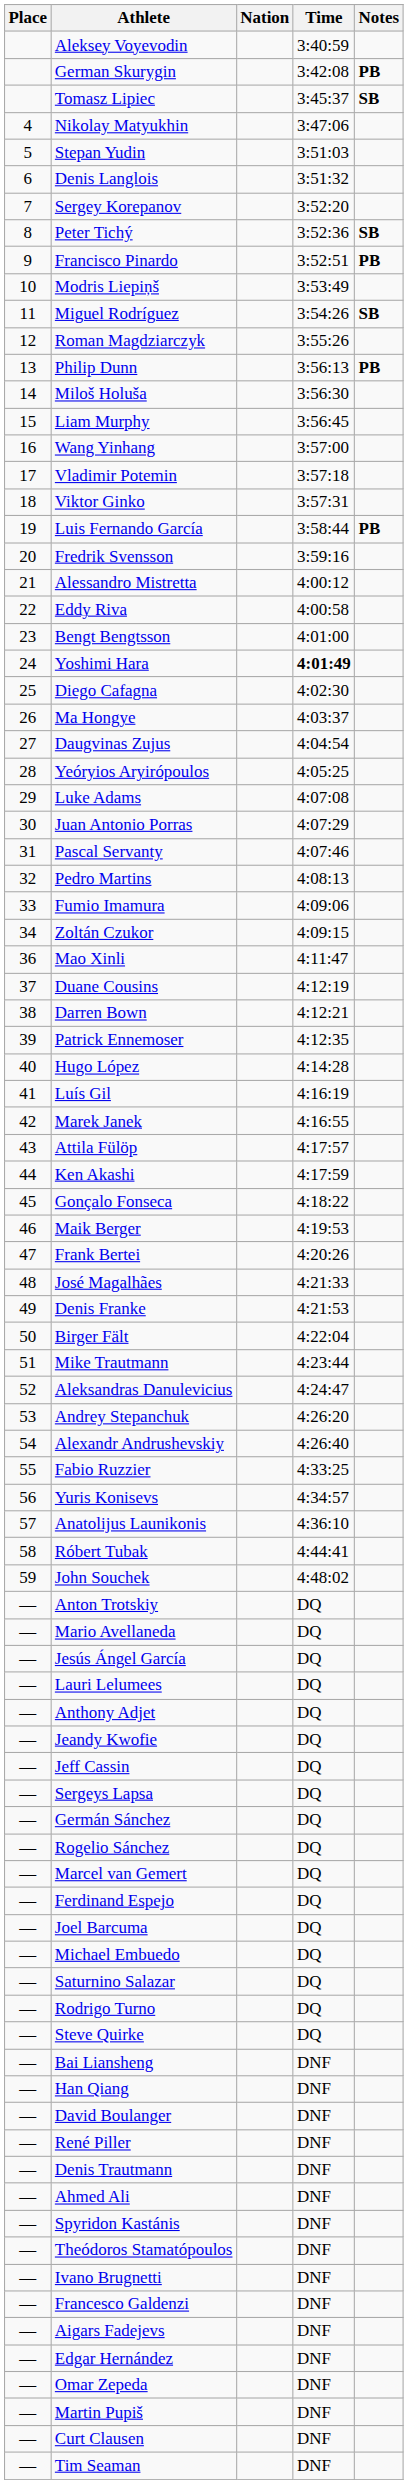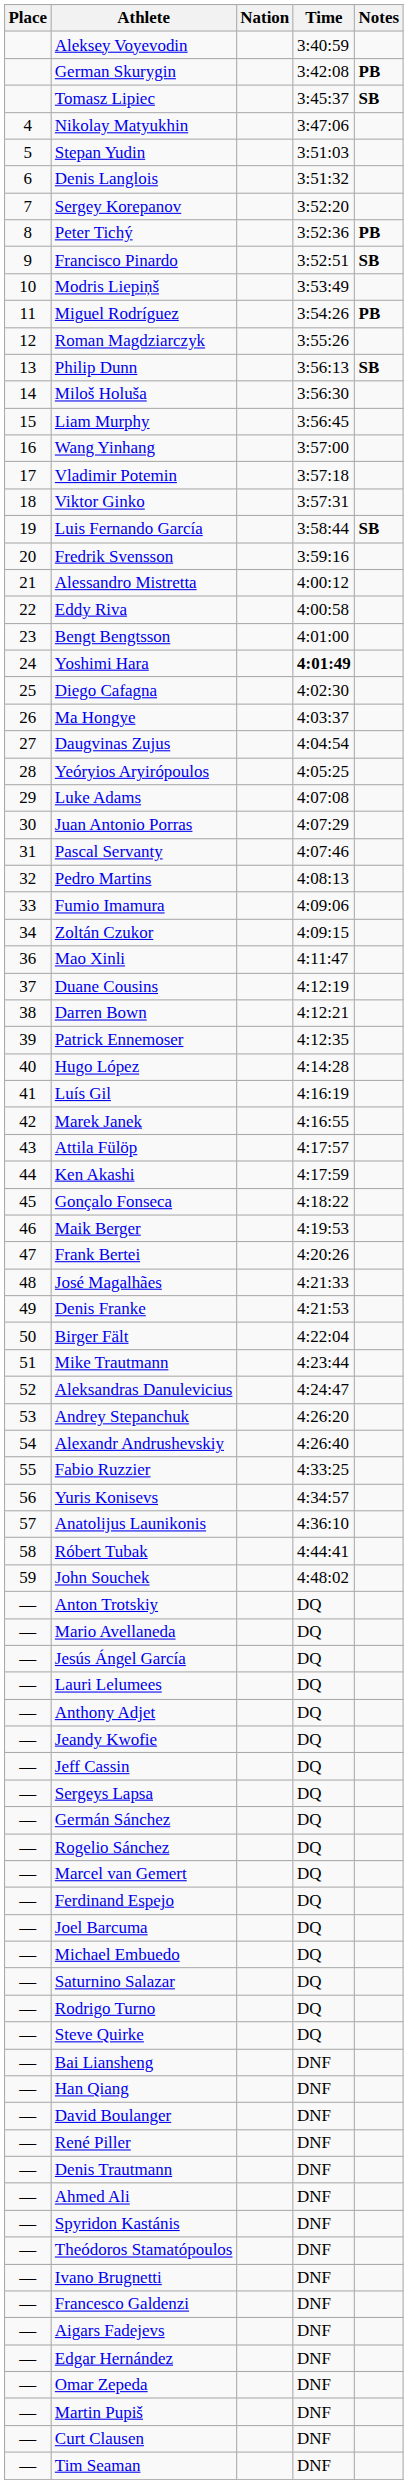(369, 233) SB -> (369, 233) PB
(369, 260) PB -> (369, 260) SB
(369, 313) SB -> (369, 313) PB
(369, 367) PB -> (369, 367) SB
(369, 529) PB -> (369, 529) SB
